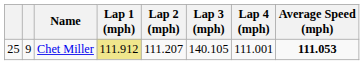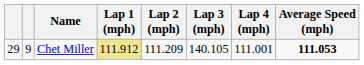(13, 49) 25 -> (13, 49) 29
(164, 49) 111.207 -> (164, 49) 111.209
